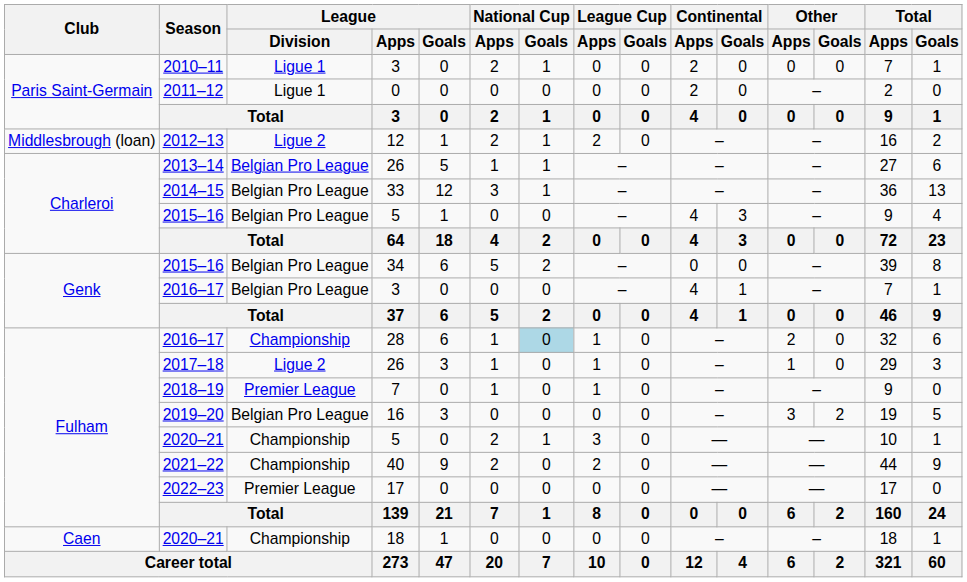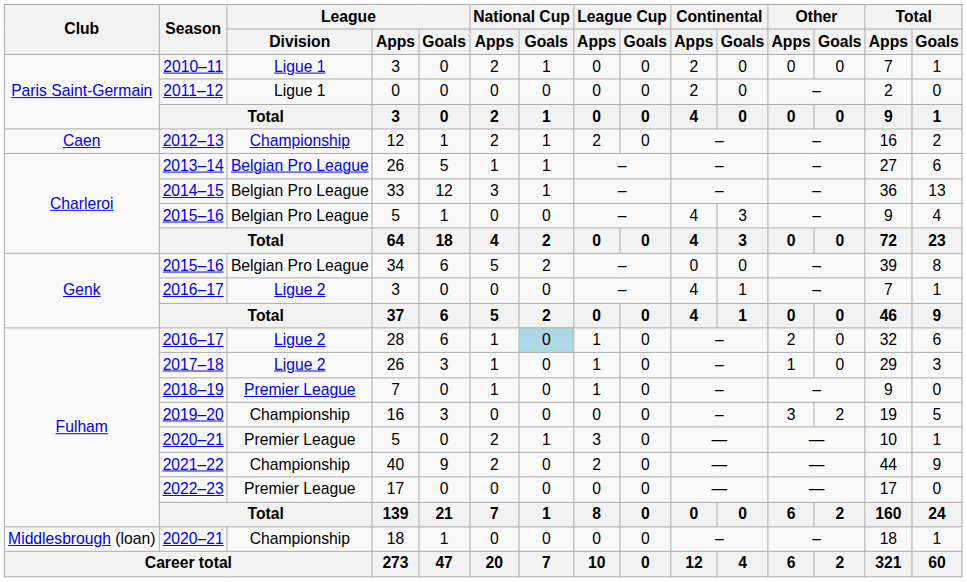(82, 141) Middlesbrough (loan) -> (82, 141) Caen
(300, 141) Ligue 2 -> (300, 141) Championship
(300, 290) Belgian Pro League -> (300, 290) Ligue 2
(300, 340) Championship -> (300, 340) Ligue 2
(300, 414) Belgian Pro League -> (300, 414) Championship
(300, 439) Championship -> (300, 439) Premier League
(82, 539) Caen -> (82, 539) Middlesbrough (loan)
